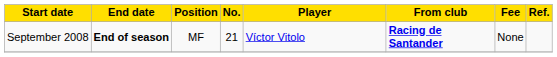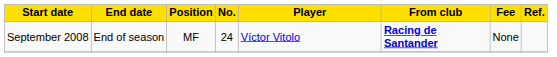(131, 36) bold -> (129, 36) normal
(232, 36) 21 -> (227, 36) 24
